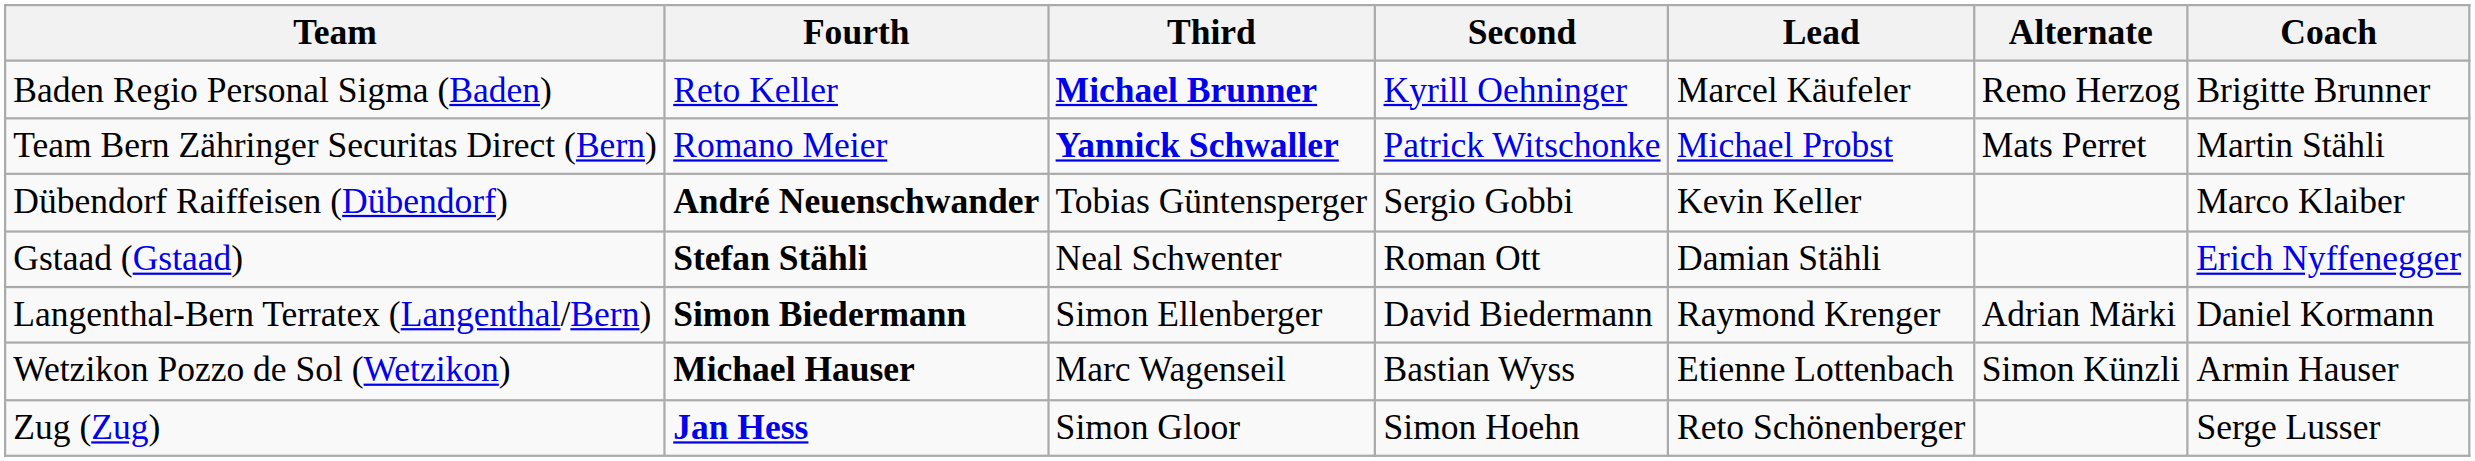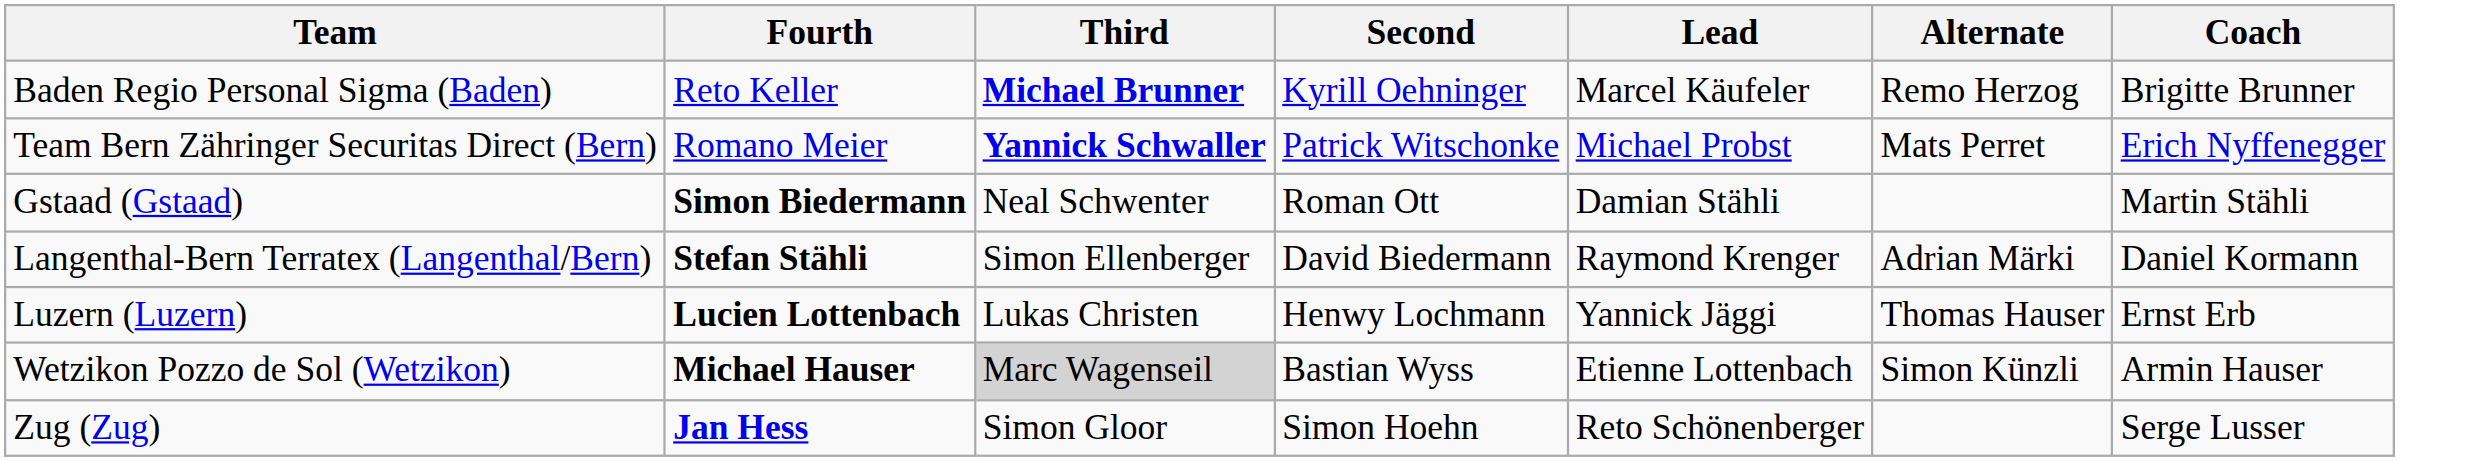(2291, 145) Martin Stähli -> (2253, 145) Erich Nyffenegger
- row: (261, 201)
(770, 257) Stefan Stähli -> (820, 201) Simon Biedermann
(2329, 257) Erich Nyffenegger -> (2215, 201) Martin Stähli
(820, 314) Simon Biedermann -> (770, 257) Stefan Stähli
+ row: (130, 314)
(1171, 370) no background -> (1098, 370) lightgrey background
